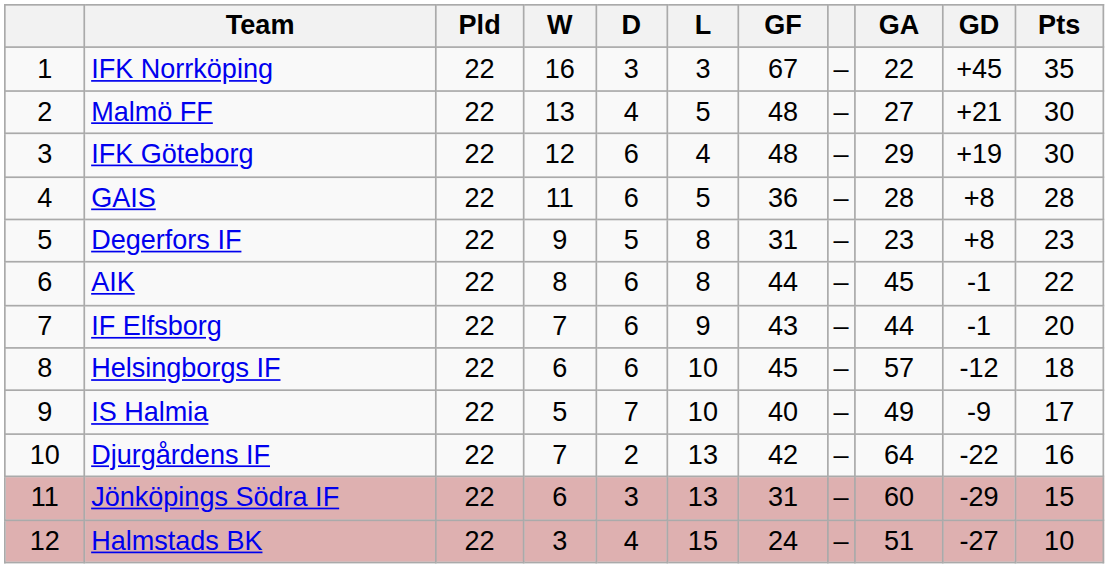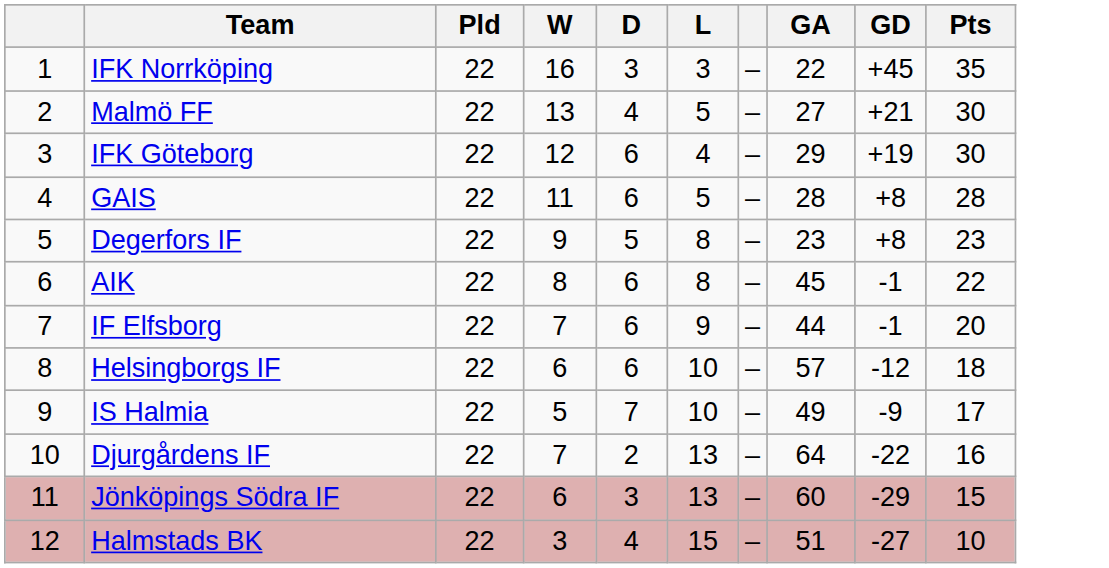- column: (783, 25)
